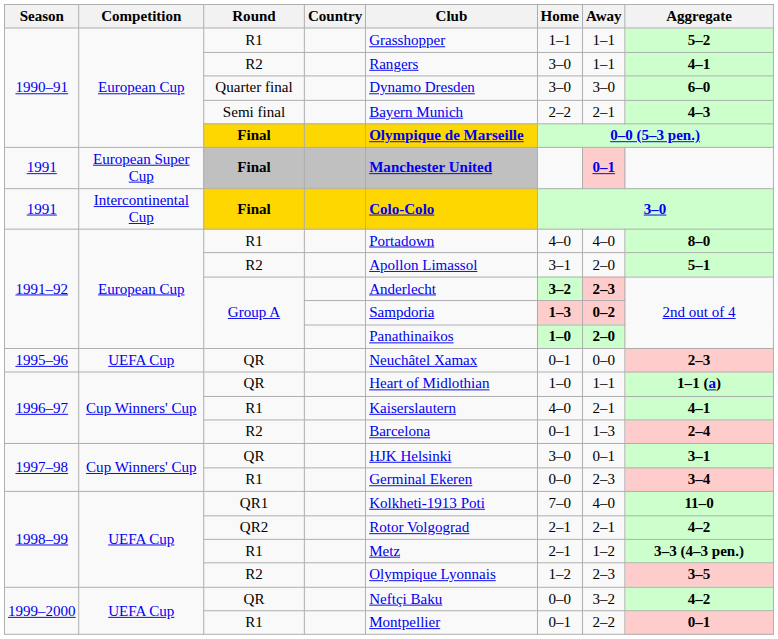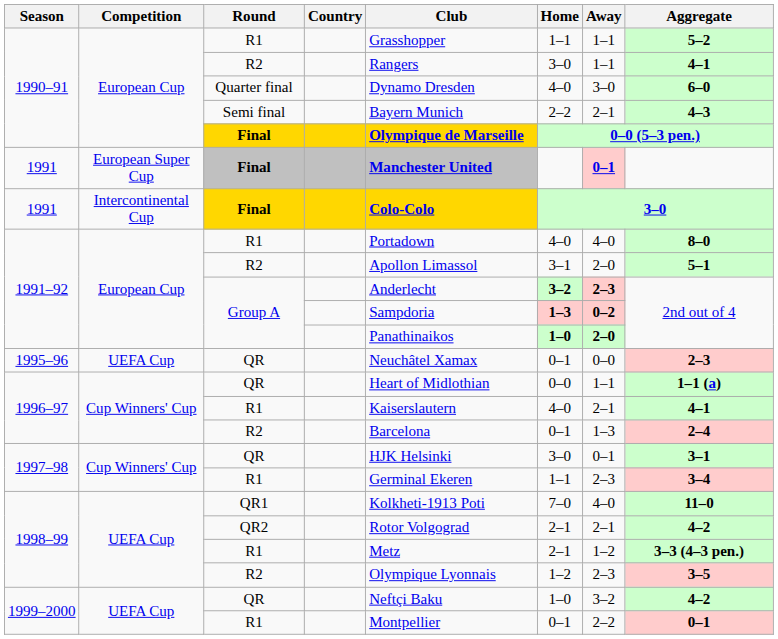(560, 87) 3–0 -> (560, 87) 4–0
(560, 384) 1–0 -> (560, 384) 0–0
(560, 479) 0–0 -> (560, 479) 1–1
(560, 598) 0–0 -> (560, 598) 1–0
